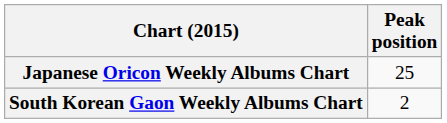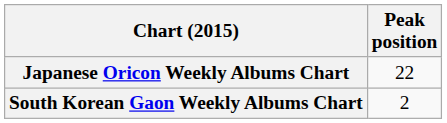(405, 72) 25 -> (405, 72) 22
